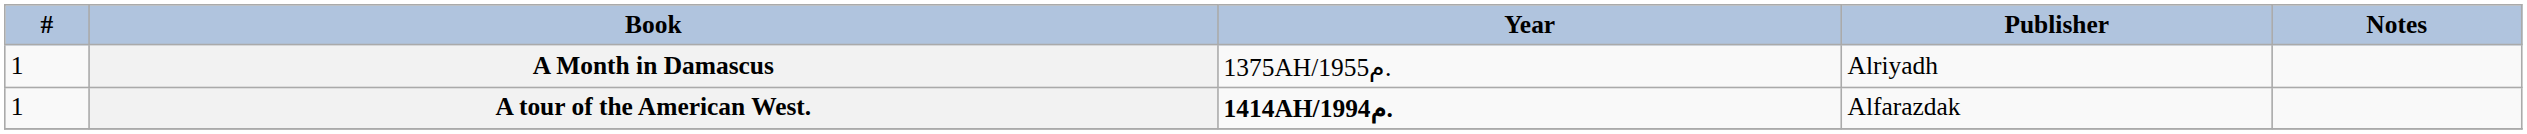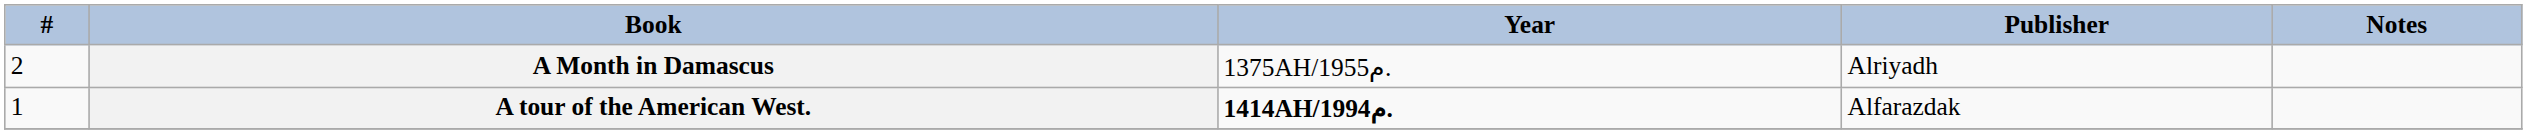(17, 65) 1 -> (17, 65) 2
